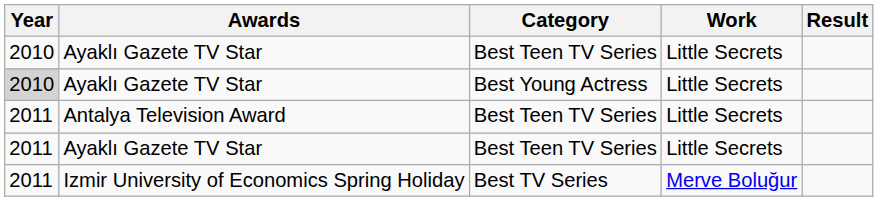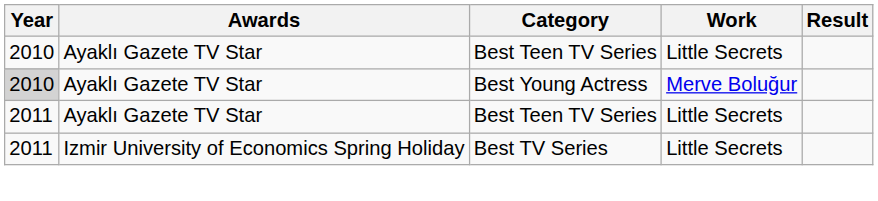(724, 84) Little Secrets -> (732, 84) Merve Boluğur
- row: (175, 116)
(732, 180) Merve Boluğur -> (724, 148) Little Secrets
